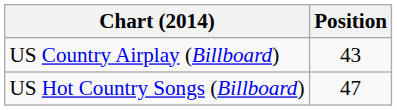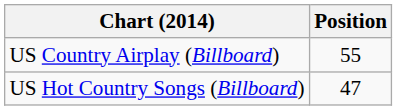(351, 54) 43 -> (351, 54) 55
